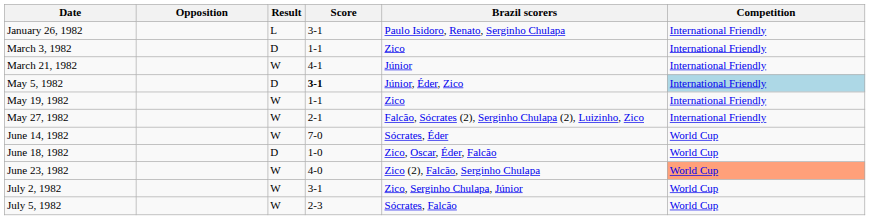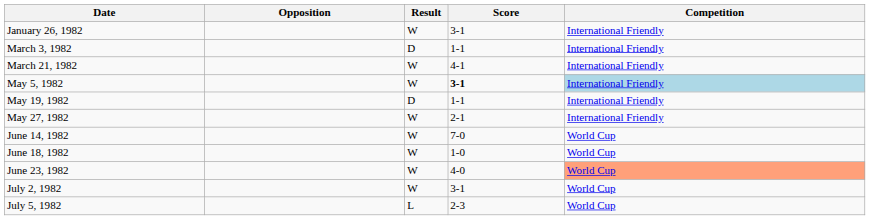- column: (525, 13)
(274, 30) L -> (412, 30) W
(274, 83) D -> (412, 83) W
(275, 100) W -> (411, 100) D
(274, 153) D -> (412, 153) W
(275, 205) W -> (411, 205) L
